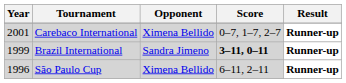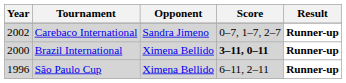(18, 32) 2001 -> (18, 32) 2002
(178, 32) Ximena Bellido -> (176, 32) Sandra Jimeno
(18, 51) 1999 -> (18, 51) 2000
(176, 51) Sandra Jimeno -> (178, 51) Ximena Bellido
